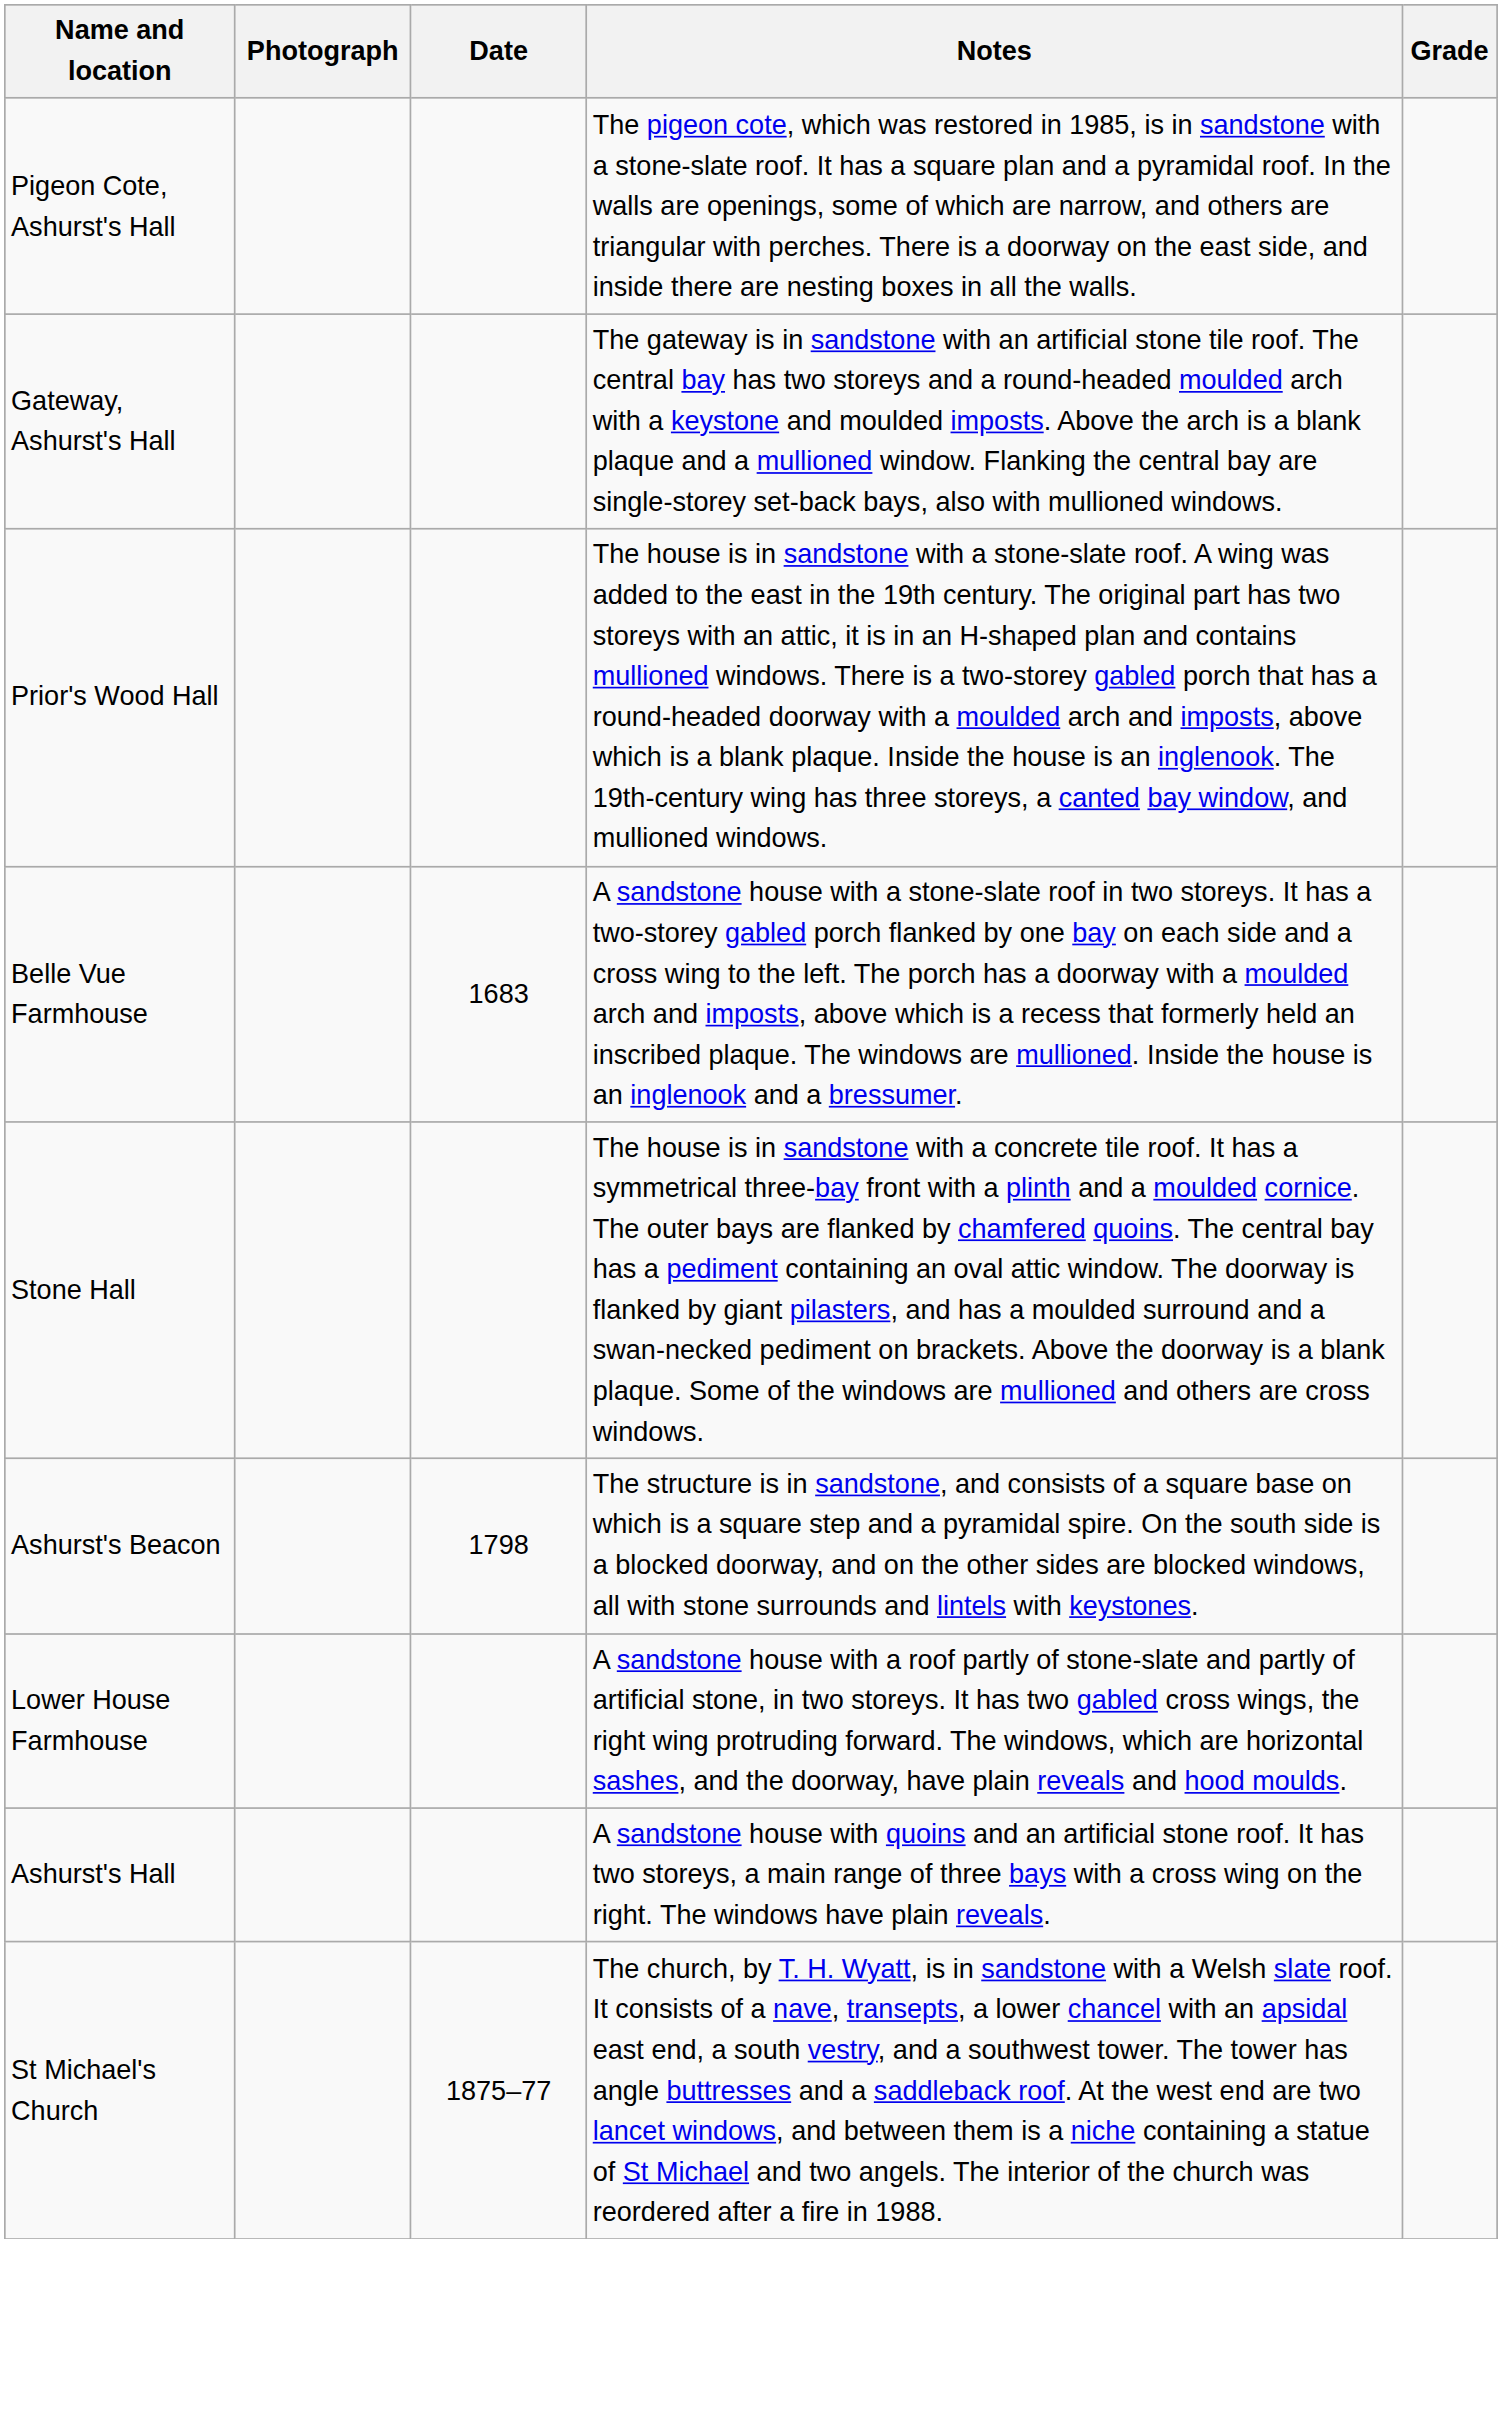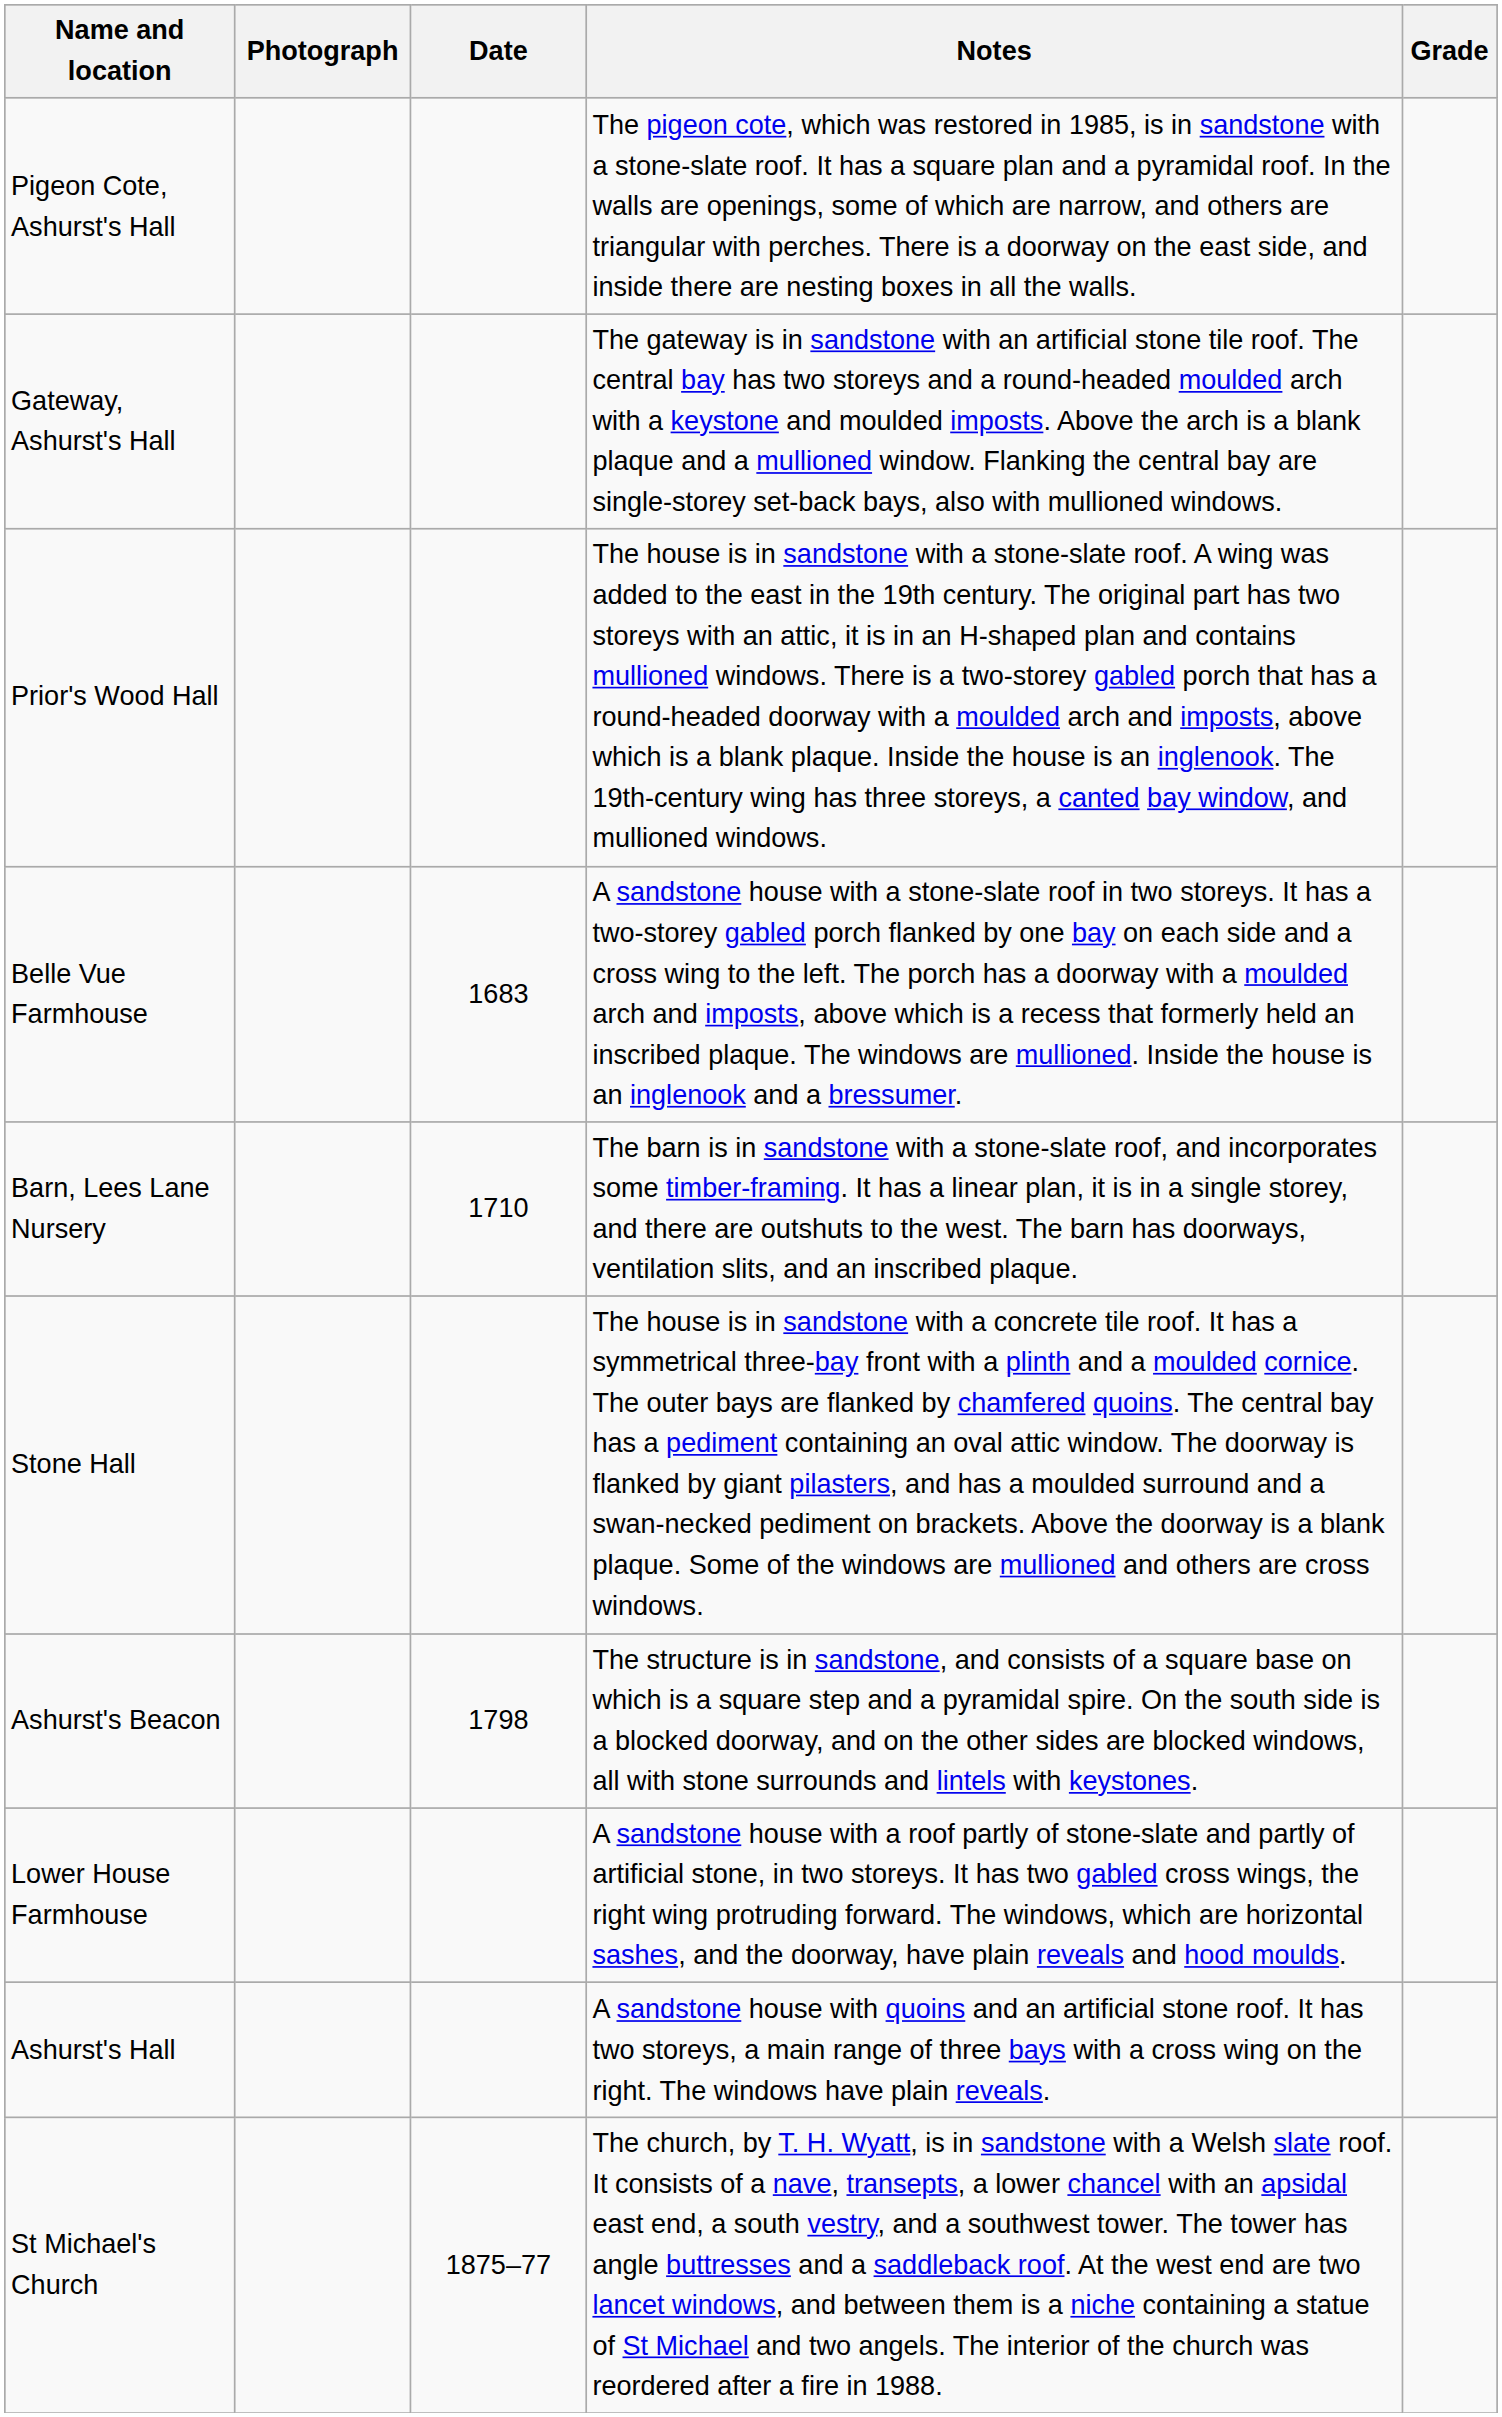+ row: (110, 1208)
